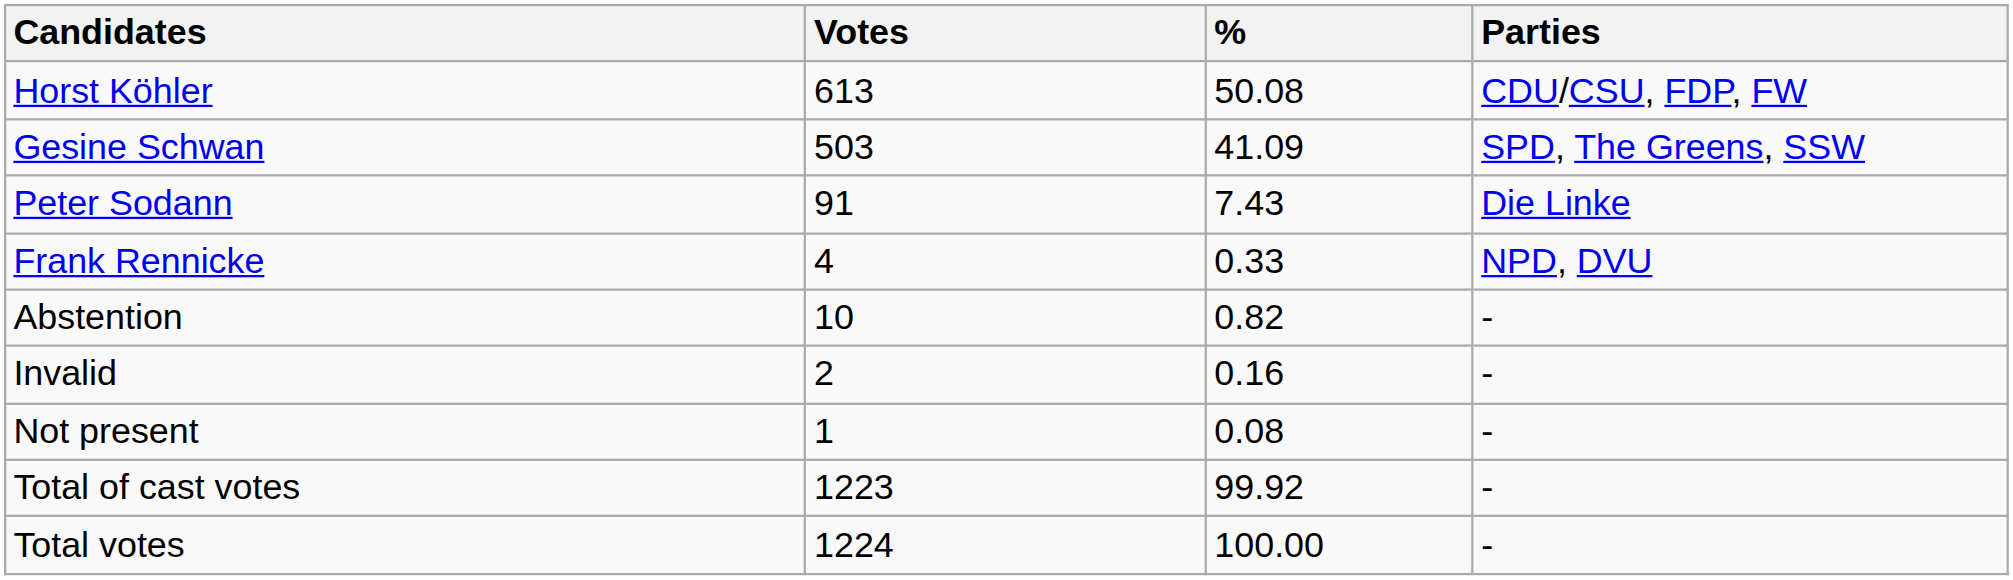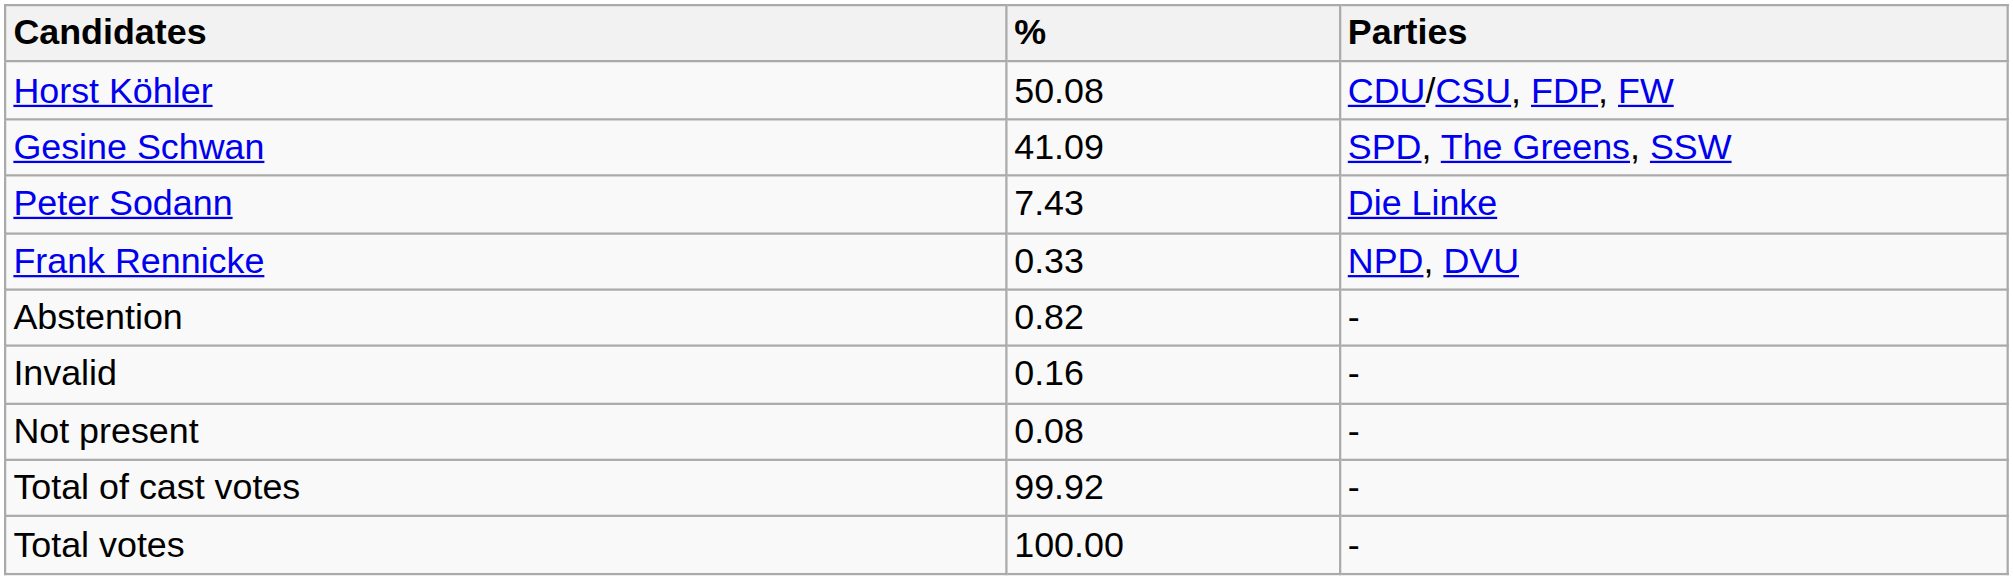- column: (862, 32)
